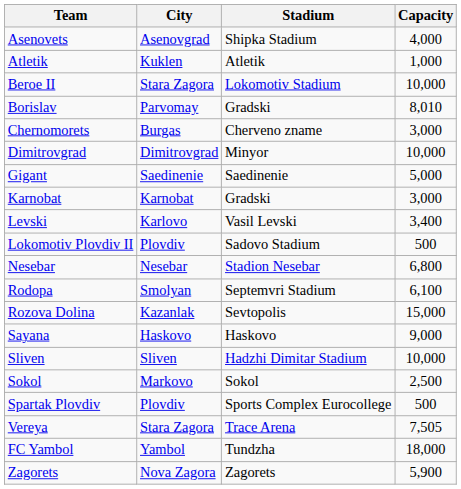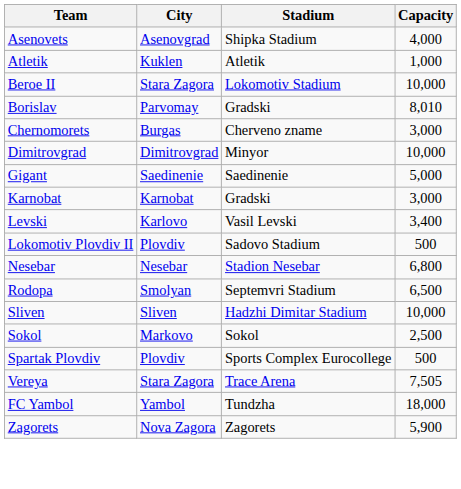(426, 289) 6,100 -> (426, 289) 6,500
- row: (51, 312)
- row: (29, 335)
